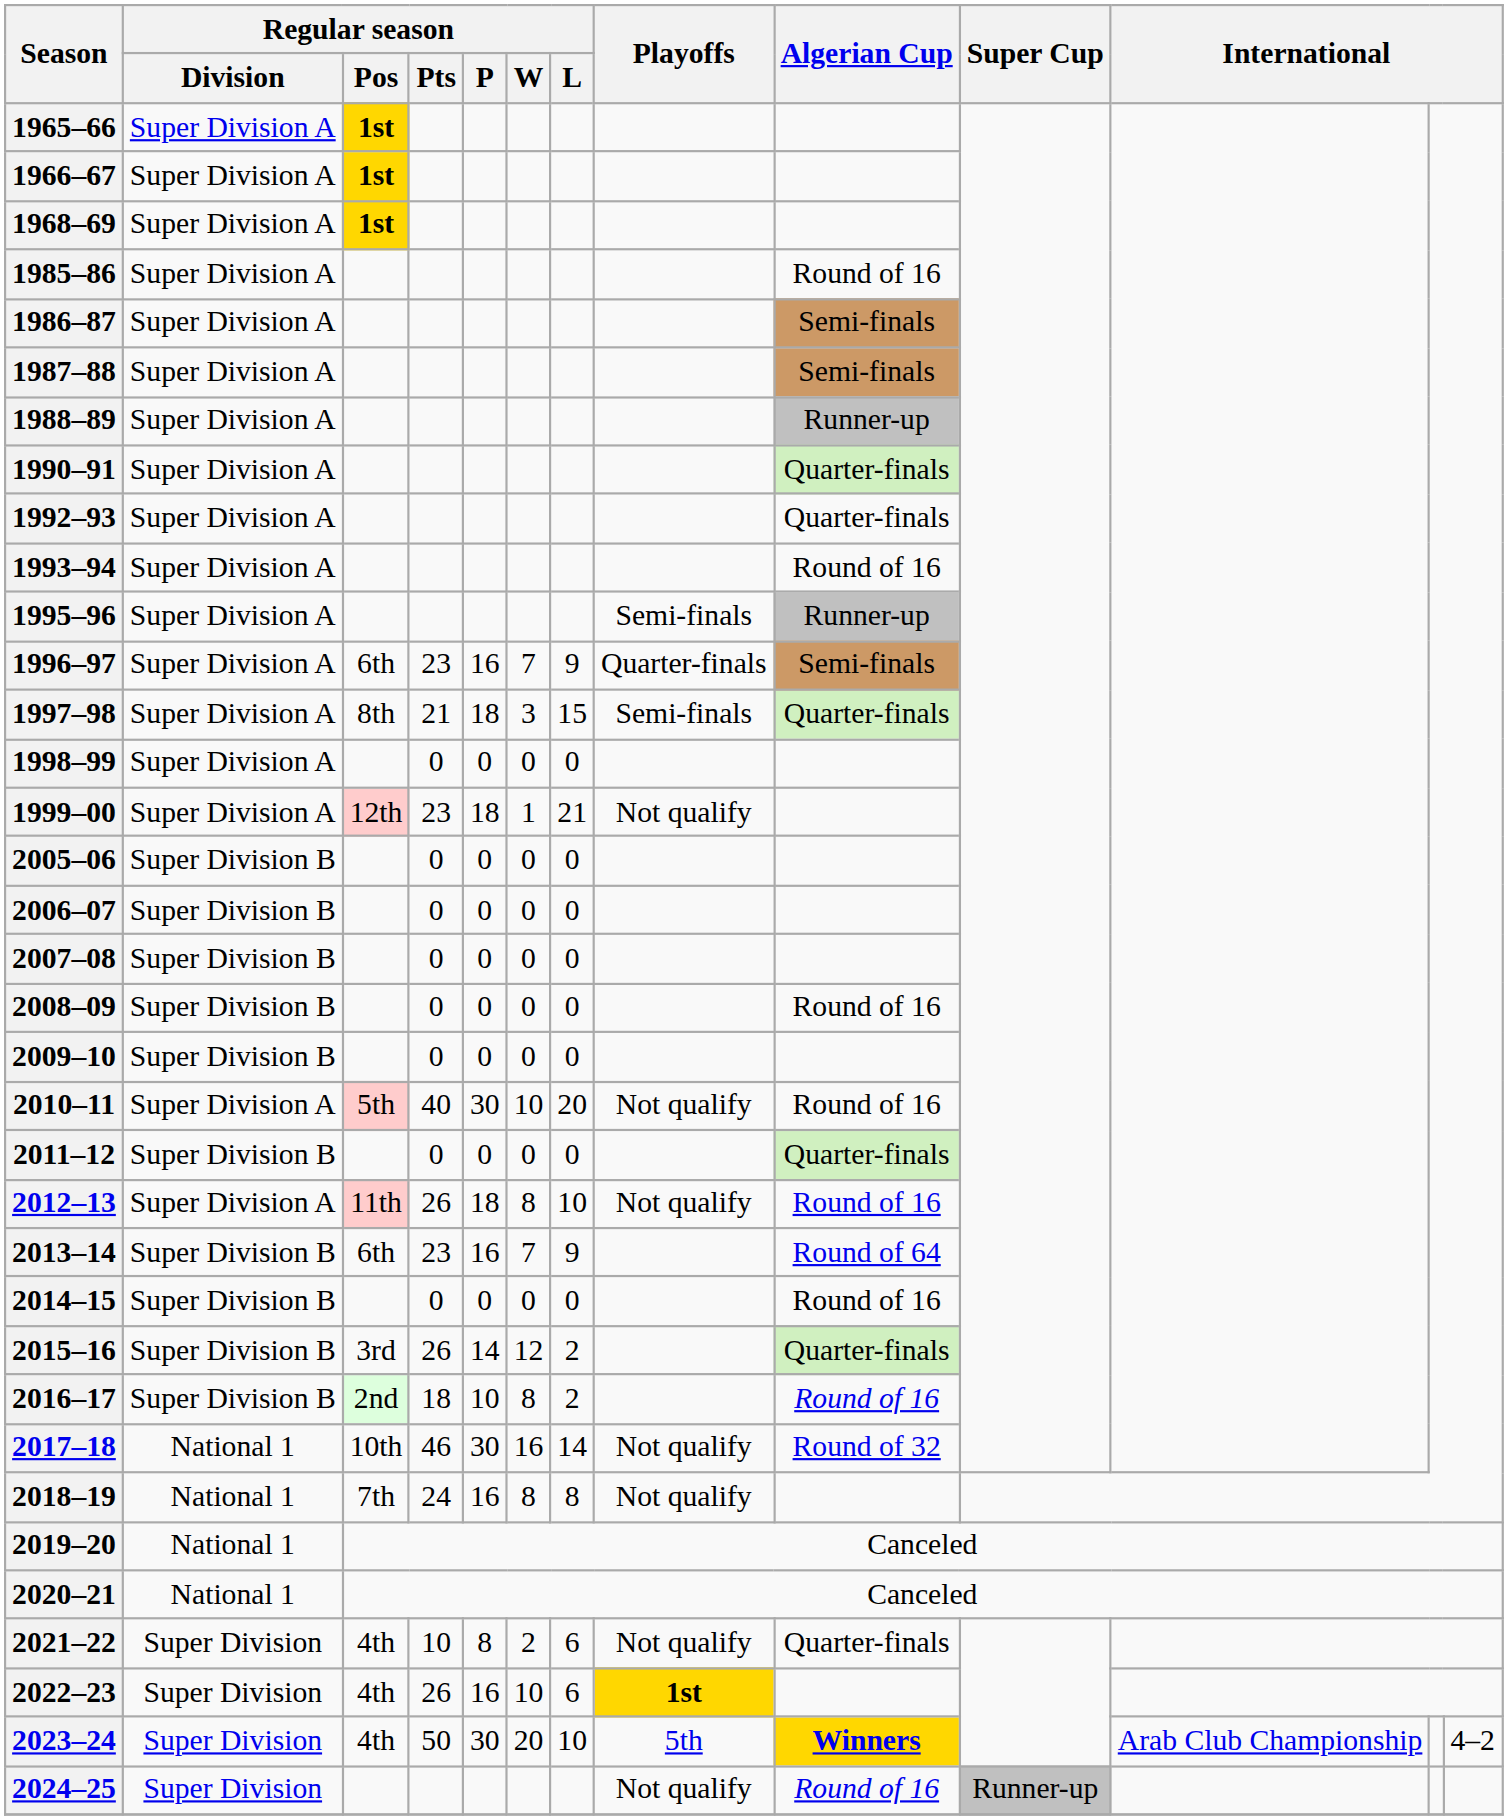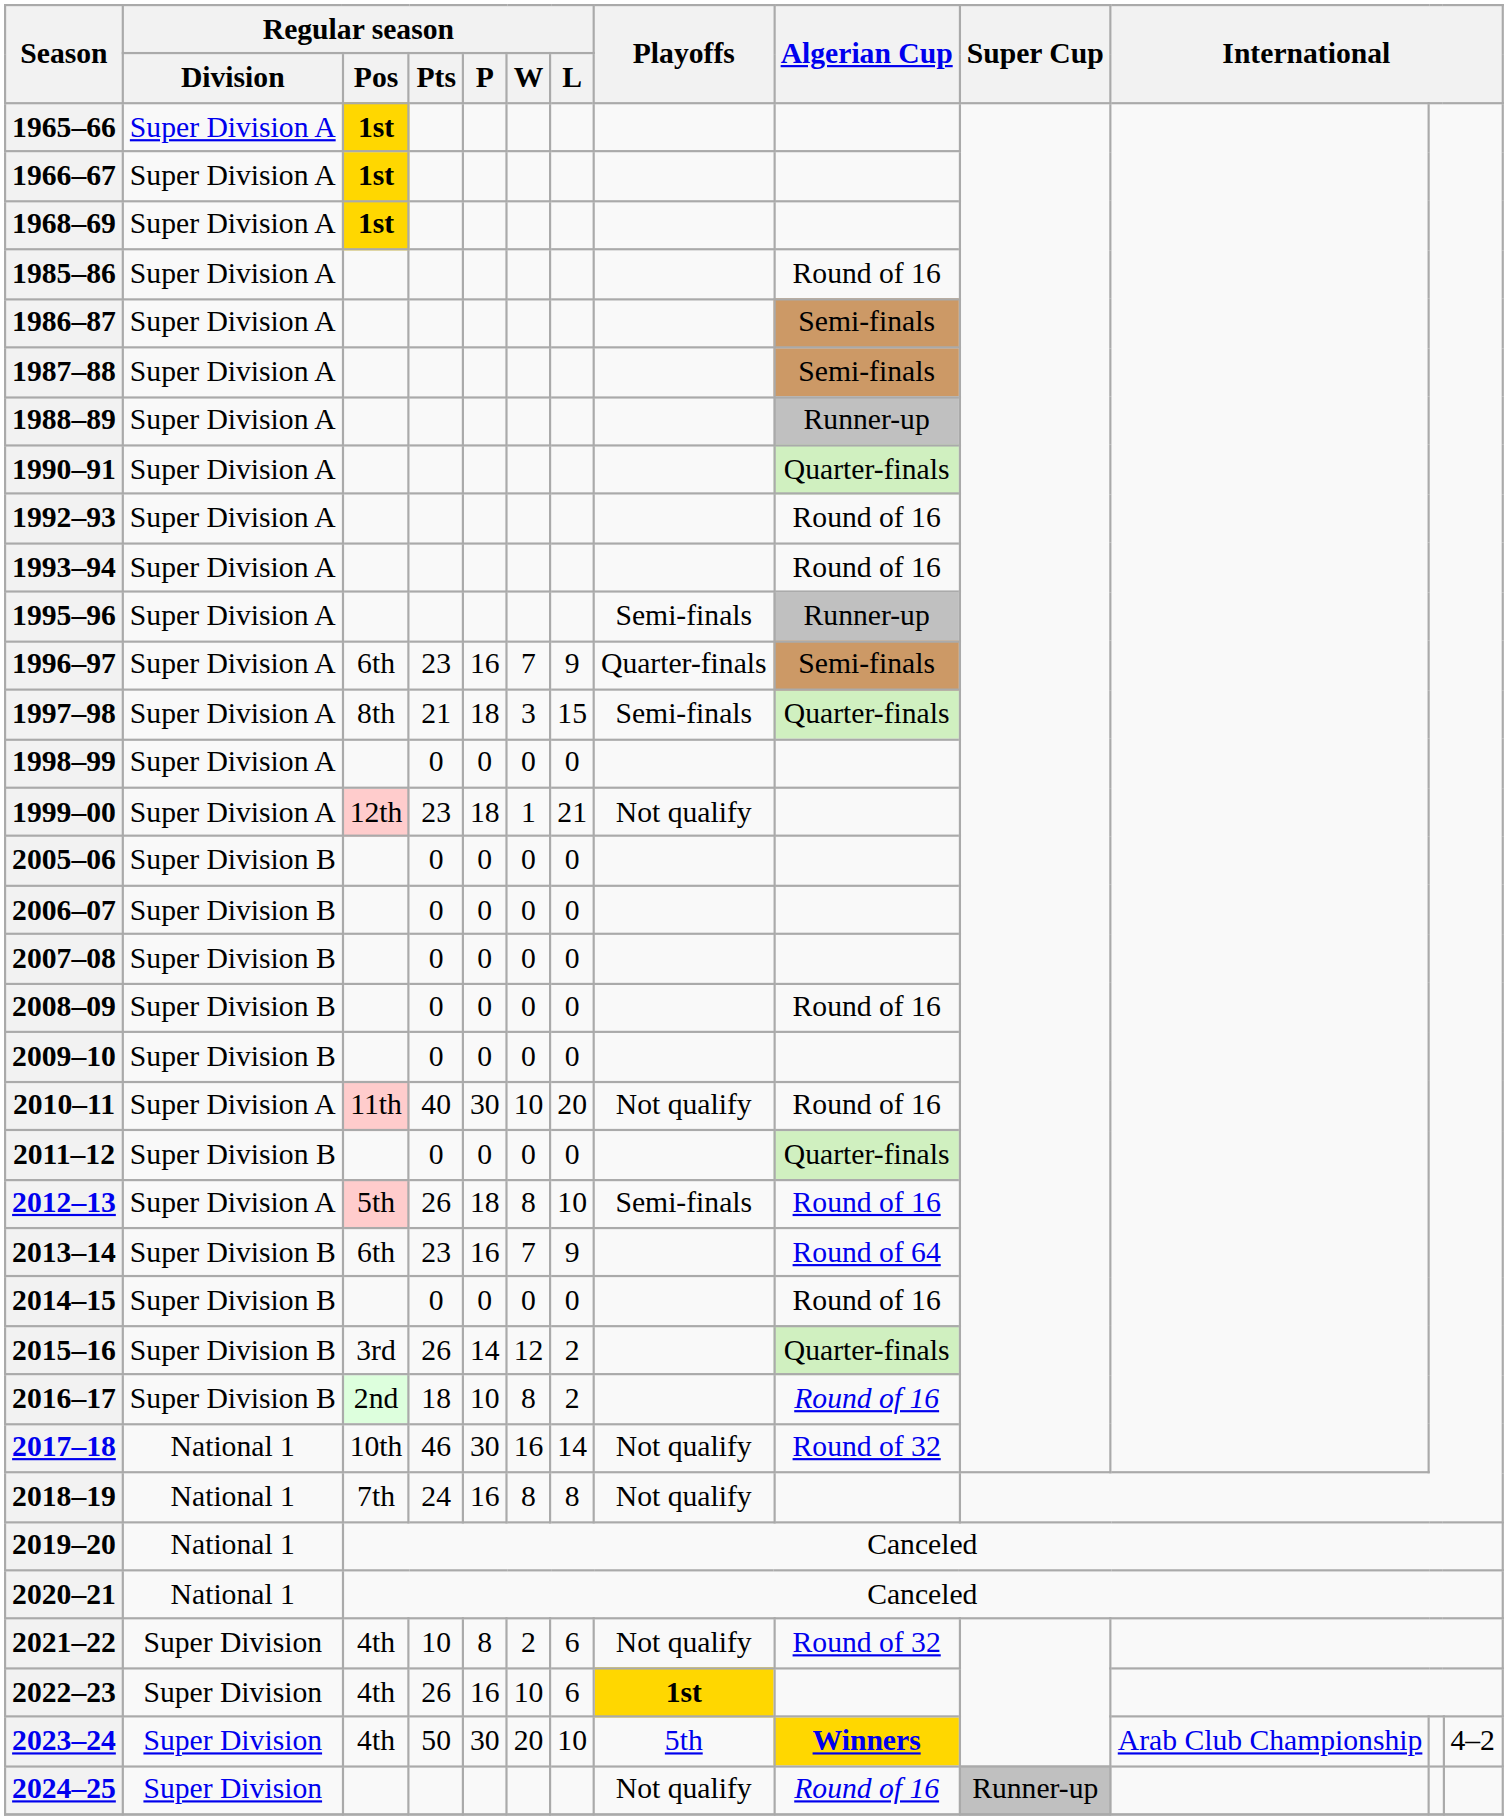(867, 517) Quarter-finals -> (867, 517) Round of 16
(376, 1104) 5th -> (376, 1104) 11th
(376, 1202) 11th -> (376, 1202) 5th
(684, 1202) Not qualify -> (684, 1202) Semi-finals
(867, 1642) Quarter-finals -> (867, 1642) Round of 32
